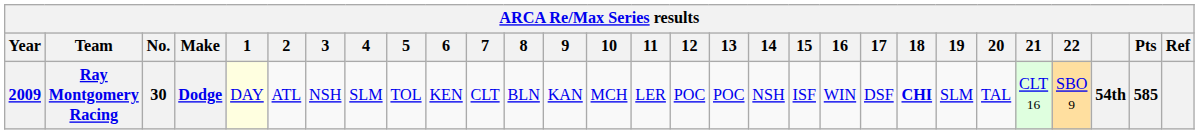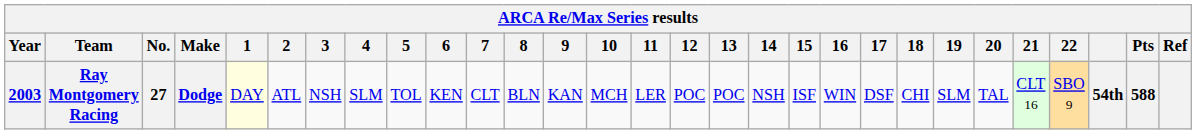(25, 94) 2009 -> (25, 94) 2003
(158, 94) 30 -> (158, 94) 27
(917, 94) bold -> (915, 94) normal
(1146, 94) 585 -> (1143, 94) 588
